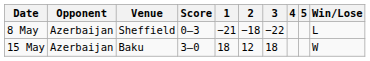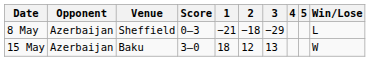(275, 30) −22 -> (275, 30) −29
(272, 47) 18 -> (272, 47) 13
